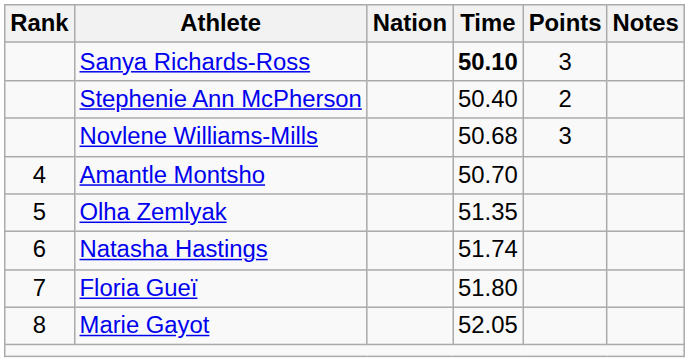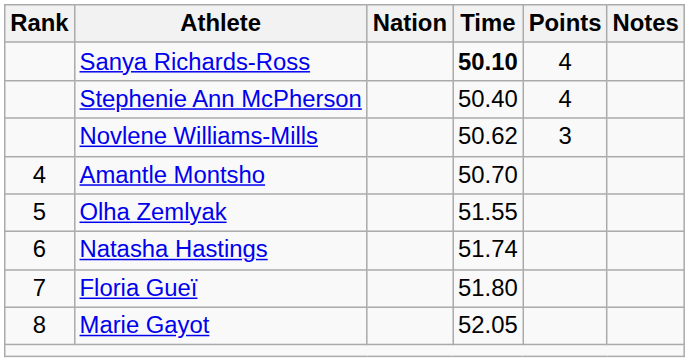(565, 61) 3 -> (565, 61) 4
(565, 99) 2 -> (565, 99) 4
(488, 136) 50.68 -> (488, 136) 50.62
(488, 212) 51.35 -> (488, 212) 51.55
